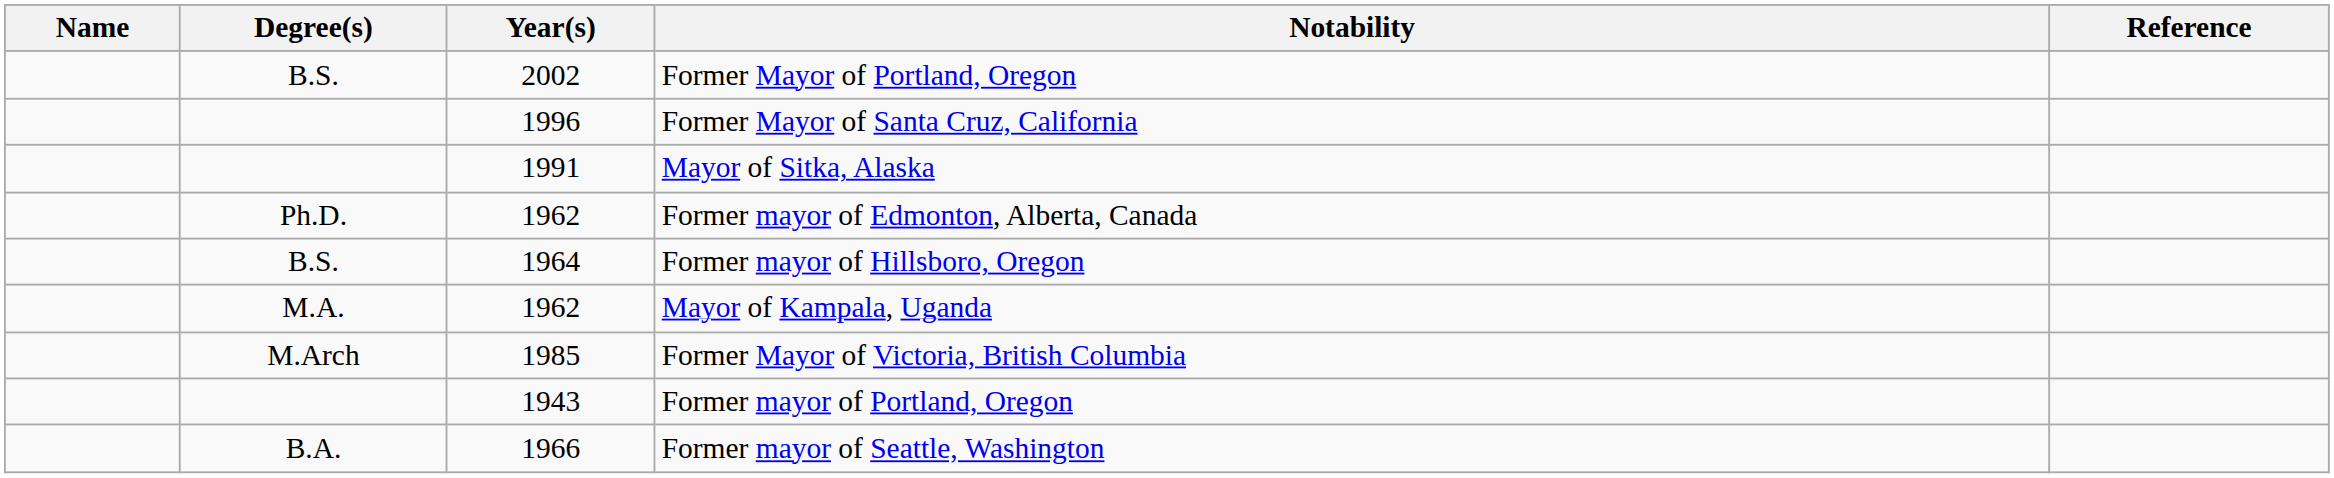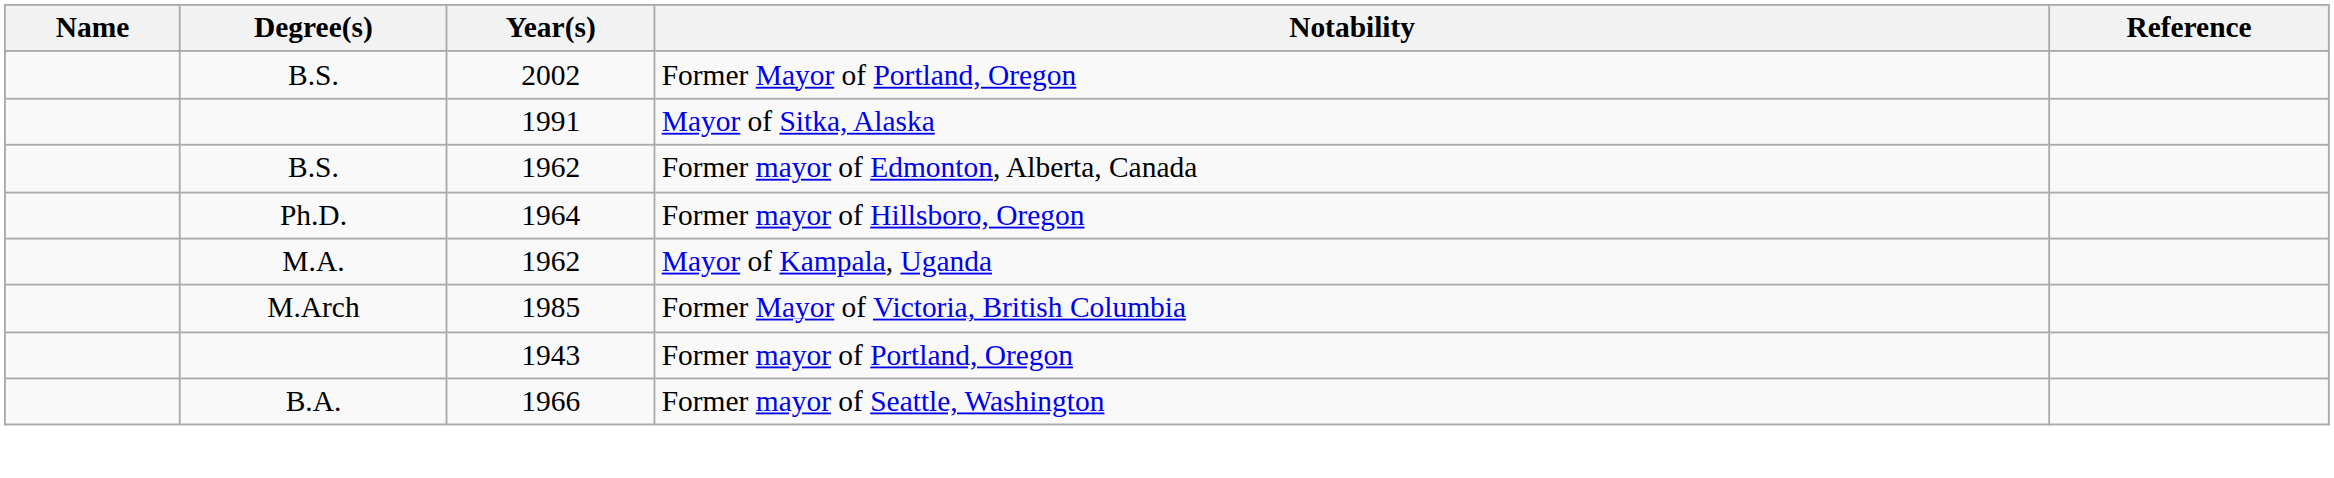- row: (900, 121)
(313, 214) Ph.D. -> (313, 167) B.S.
(313, 261) B.S. -> (313, 214) Ph.D.
